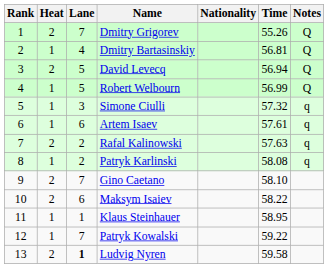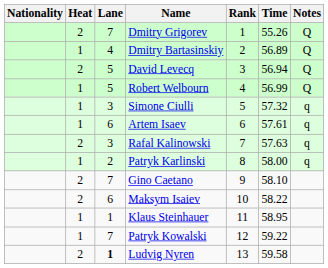columns swapped: (21, 13) <-> (228, 13)
(275, 50) 56.81 -> (275, 50) 56.89
(82, 143) 2 -> (110, 143) 3
(275, 161) 58.08 -> (275, 161) 58.00
